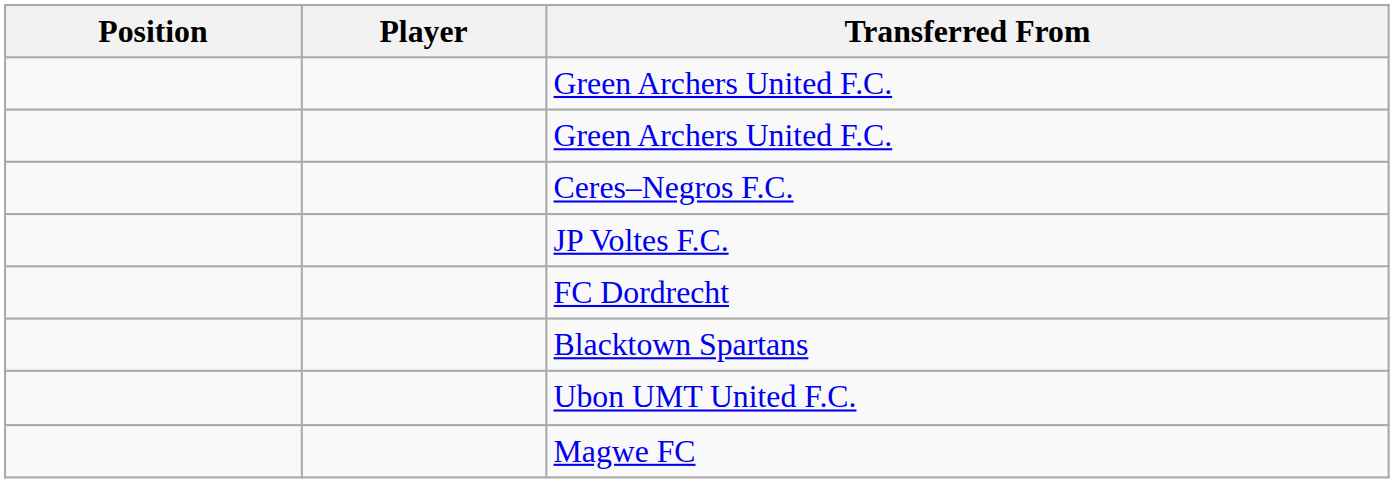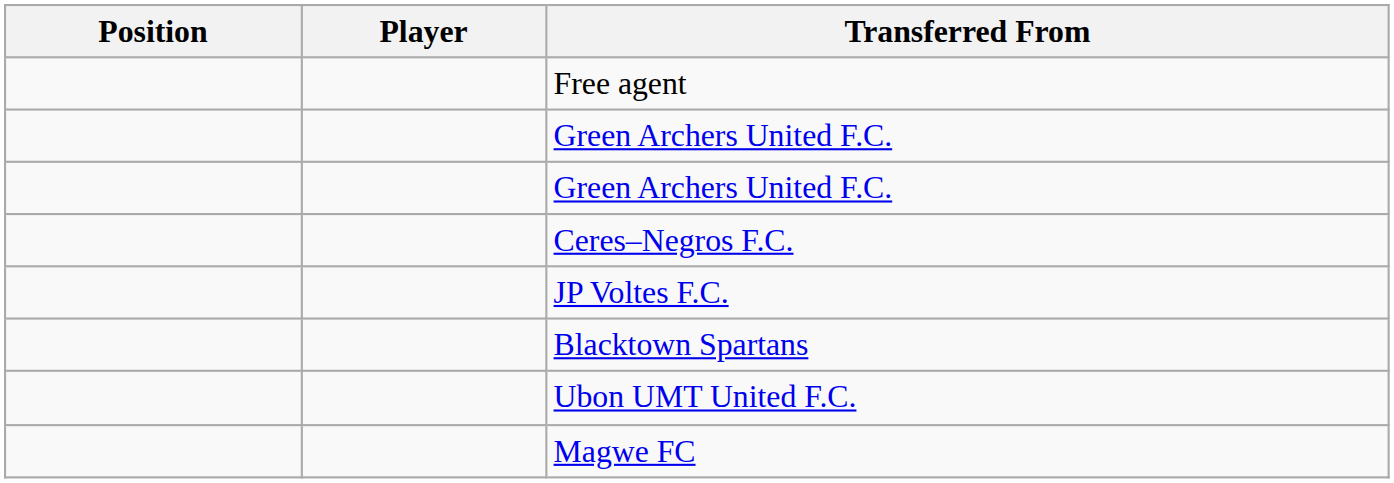+ row: (153, 84)
- row: (153, 293)
